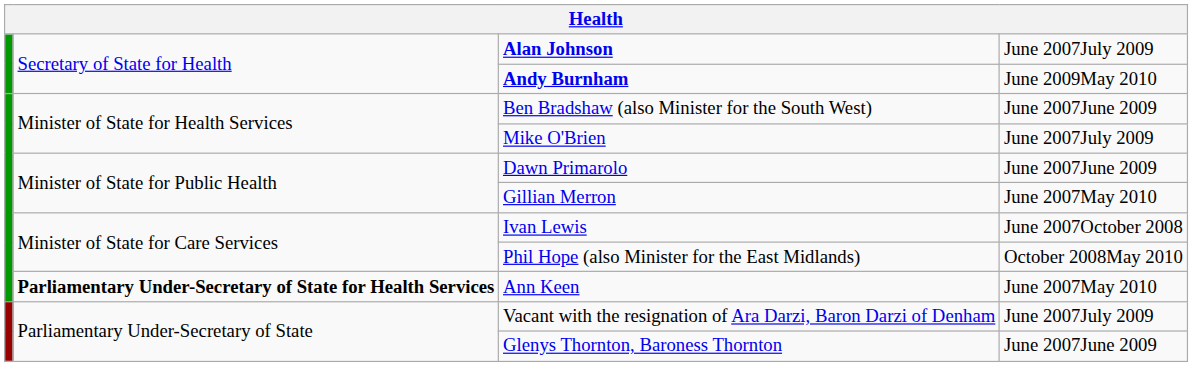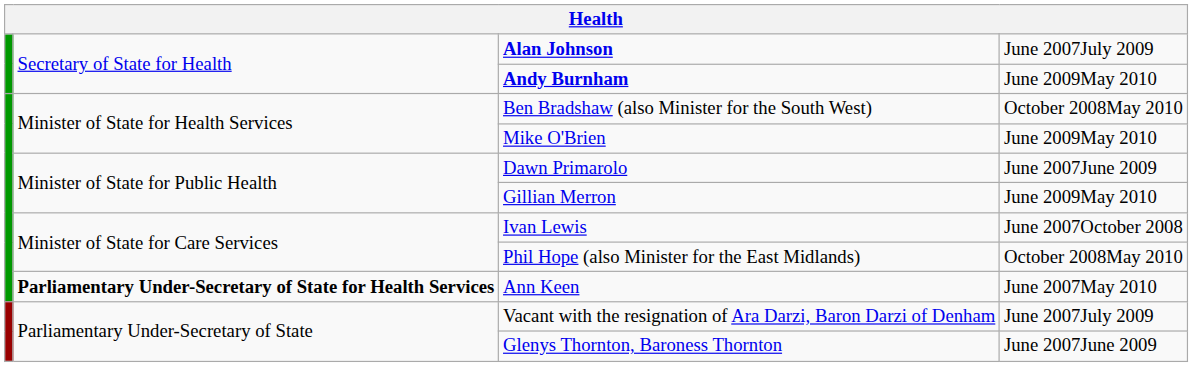(1080, 108) June 2007June 2009 -> (1093, 108) October 2008May 2010
(1079, 138) June 2007July 2009 -> (1080, 138) June 2009May 2010
(1080, 197) June 2007May 2010 -> (1080, 197) June 2009May 2010
